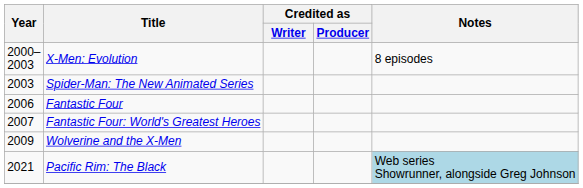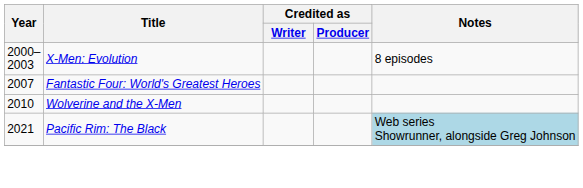- row: (150, 84)
- row: (84, 103)
(20, 141) 2009 -> (20, 103) 2010
